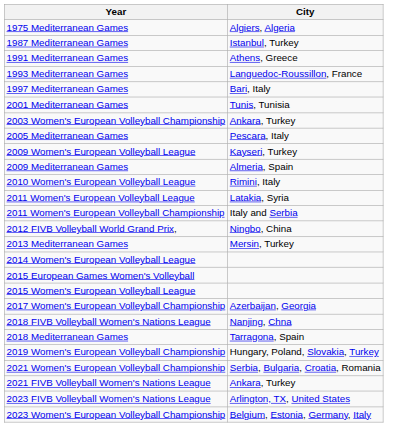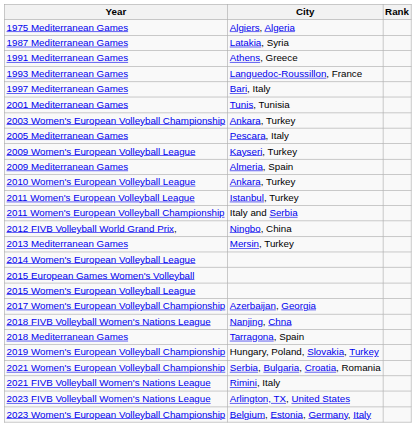+ column: (397, 12)
(264, 43) Istanbul, Turkey -> (259, 43) Latakia, Syria
(255, 182) Rimini, Italy -> (263, 182) Ankara, Turkey
(259, 197) Latakia, Syria -> (264, 197) Istanbul, Turkey
(263, 383) Ankara, Turkey -> (255, 383) Rimini, Italy
